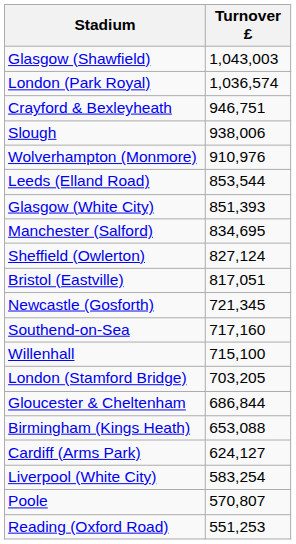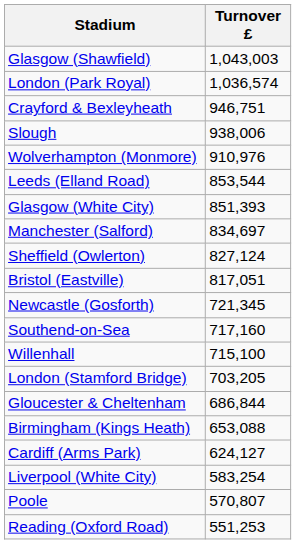(237, 231) 834,695 -> (237, 231) 834,697
